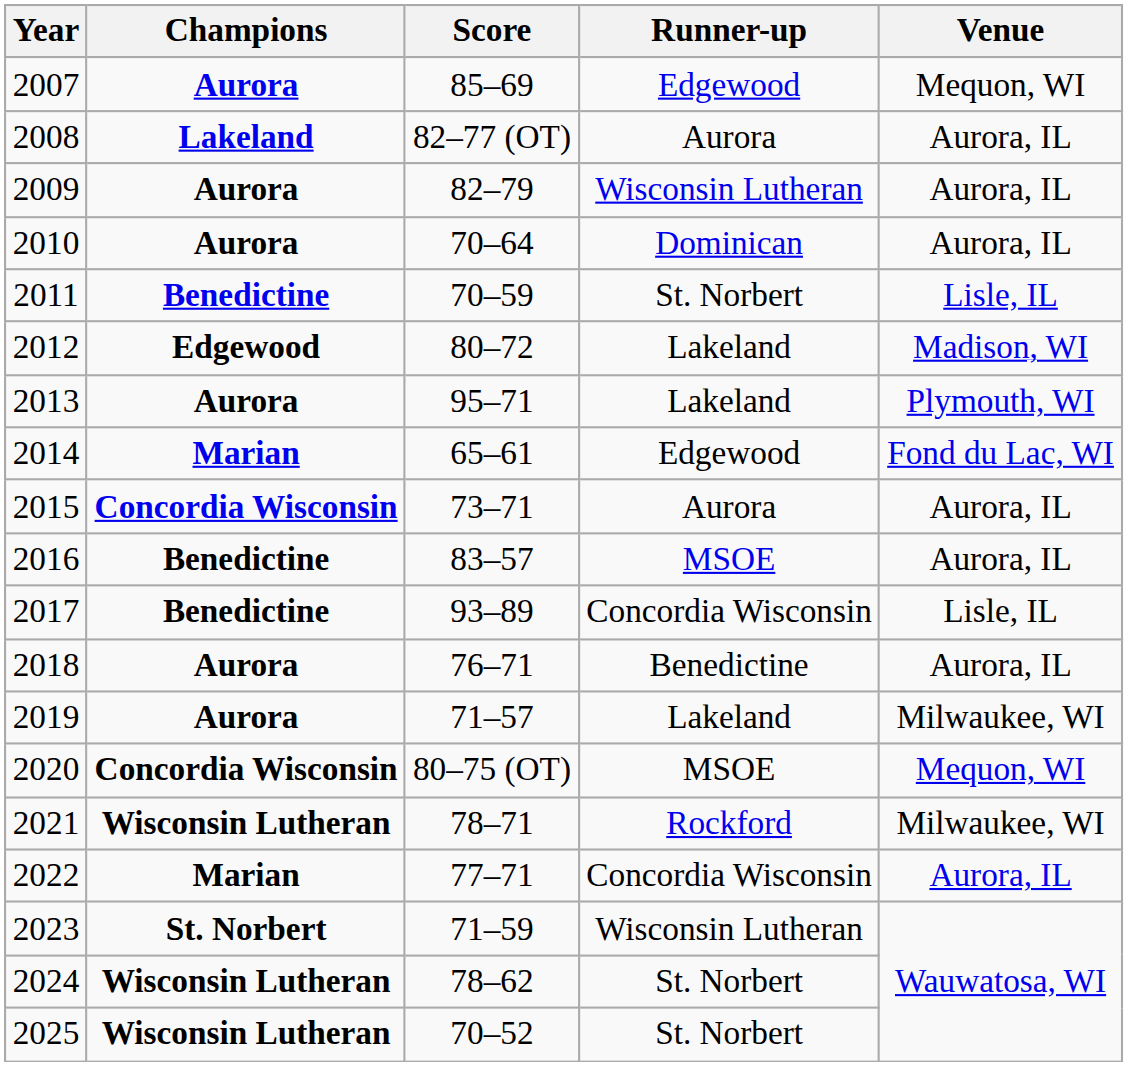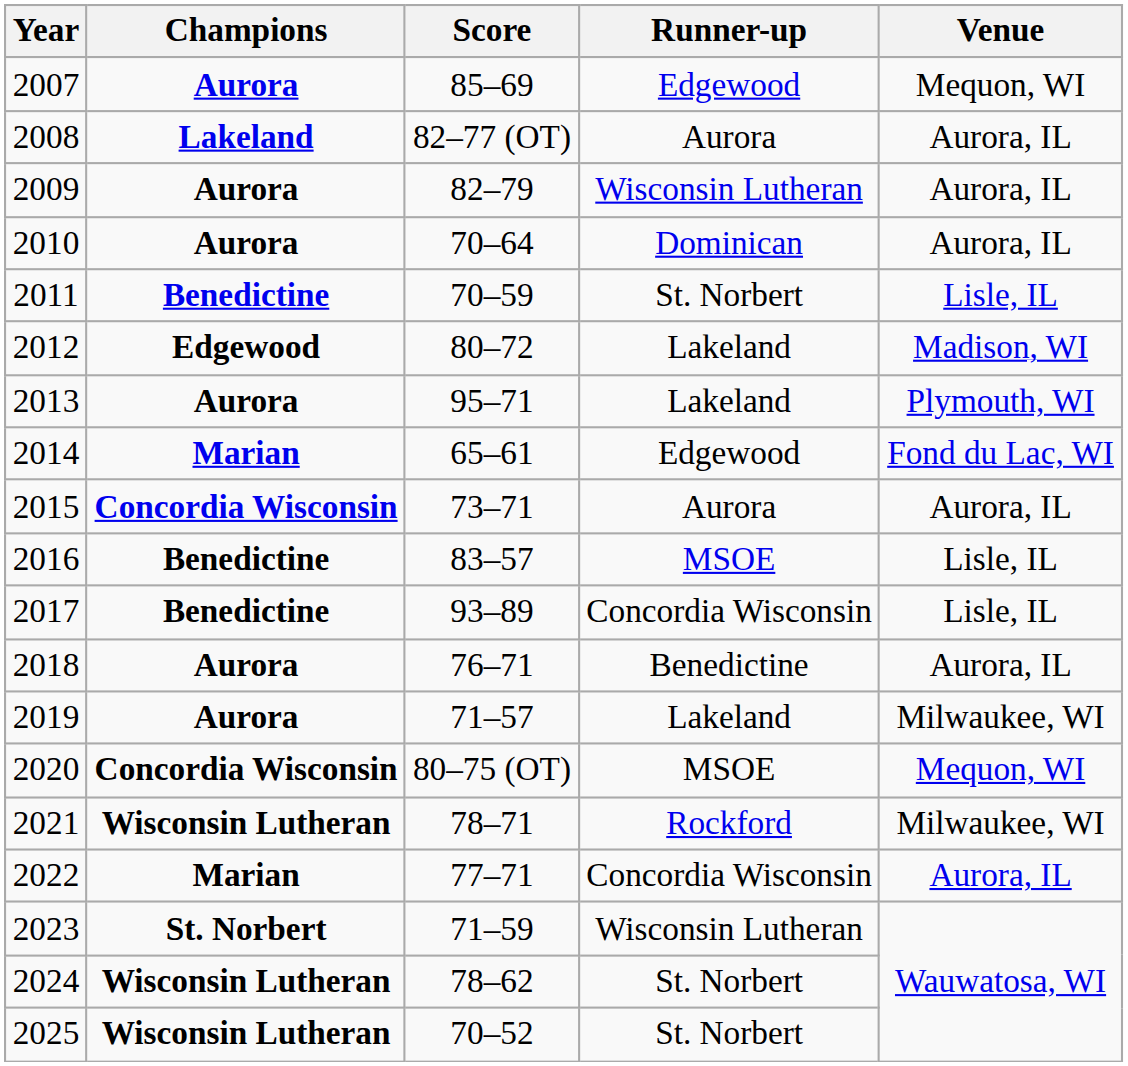(1001, 558) Aurora, IL -> (1001, 558) Lisle, IL
